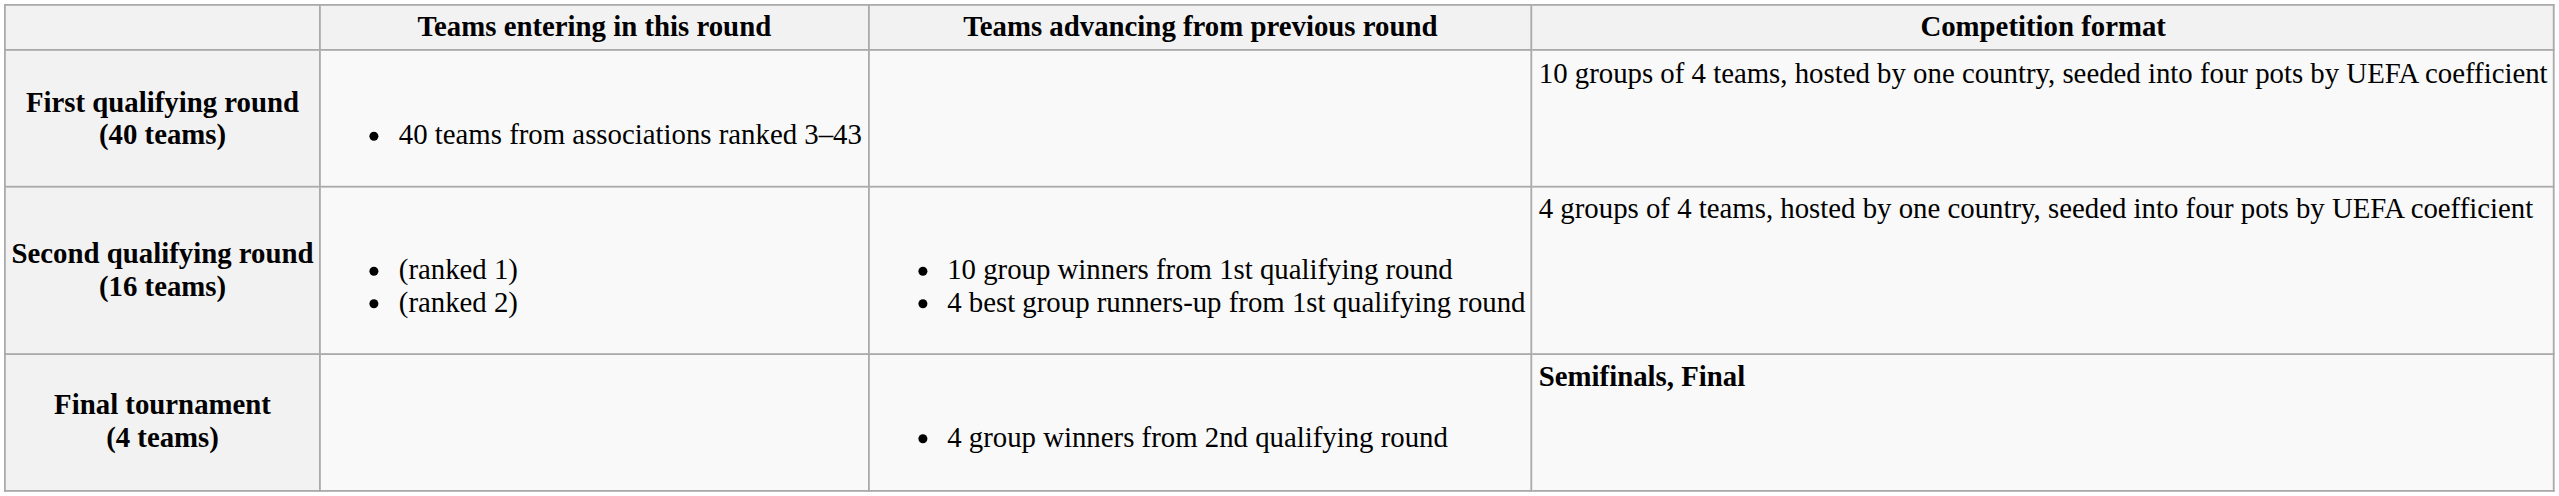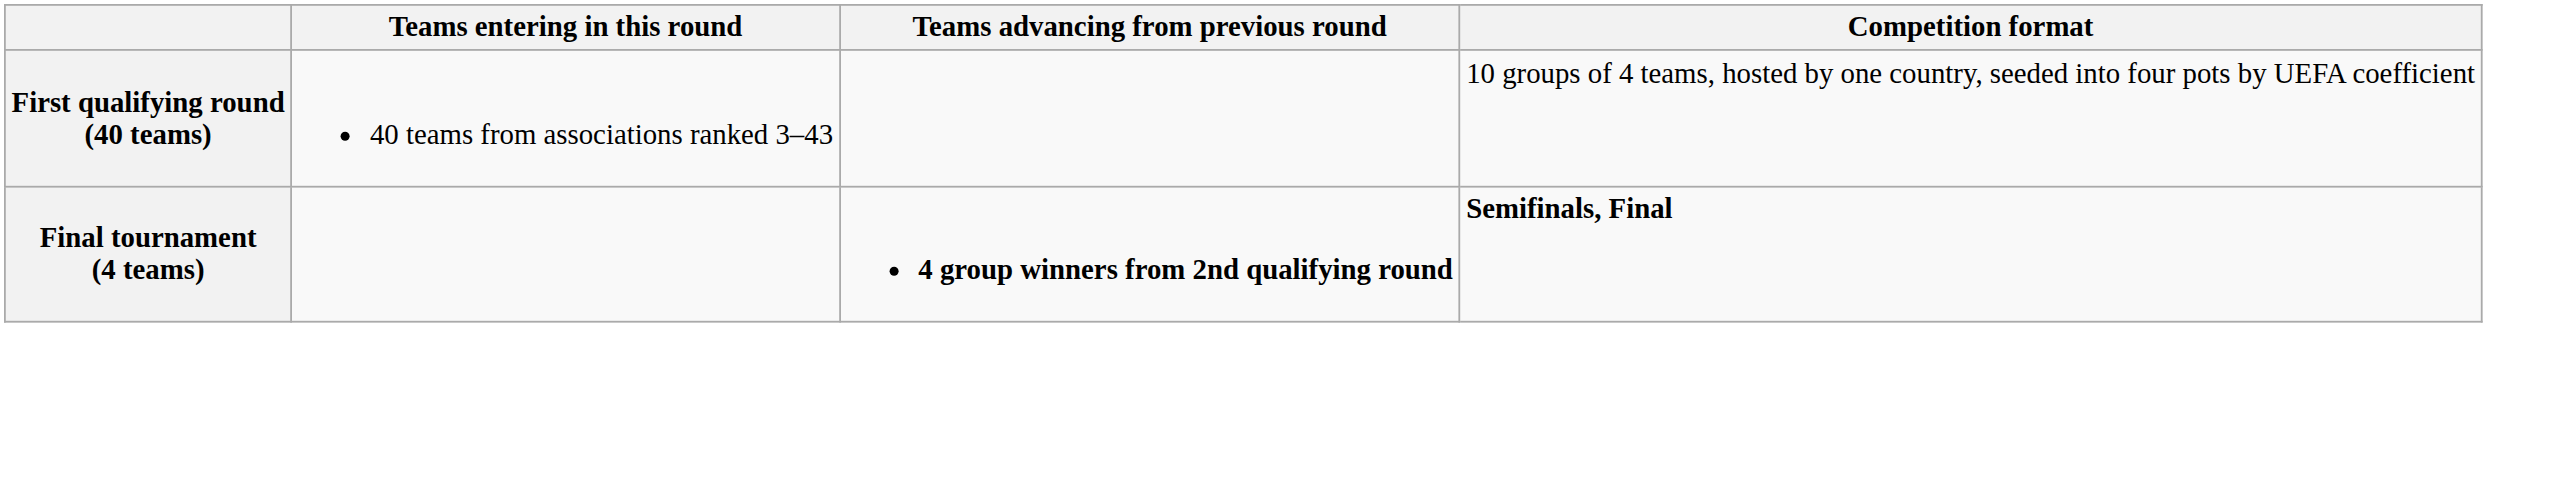- row: (163, 269)
(1200, 438) normal -> (1150, 270) bold
